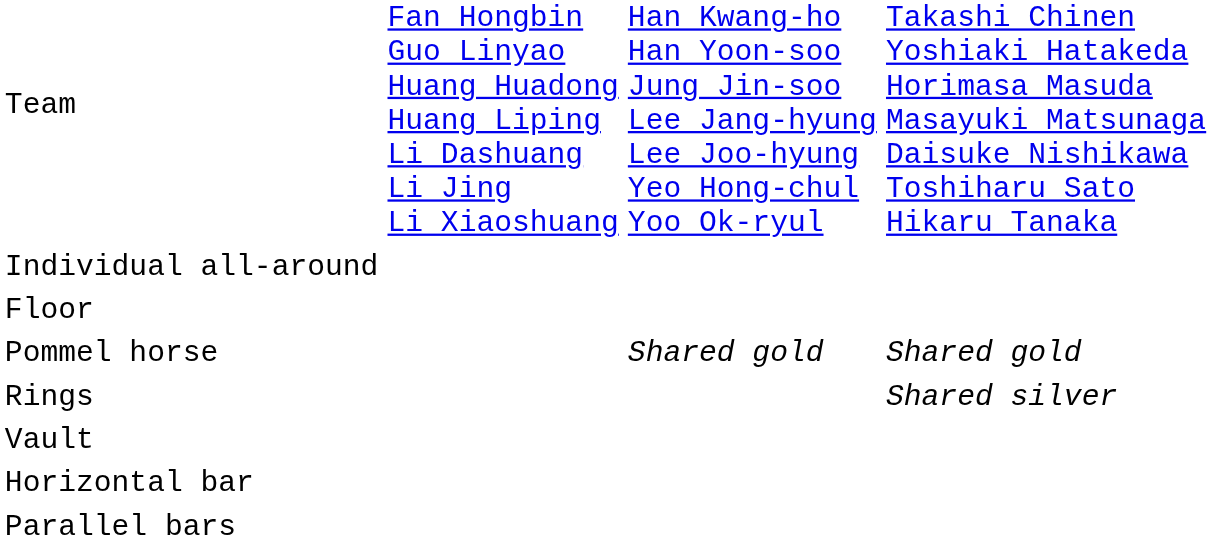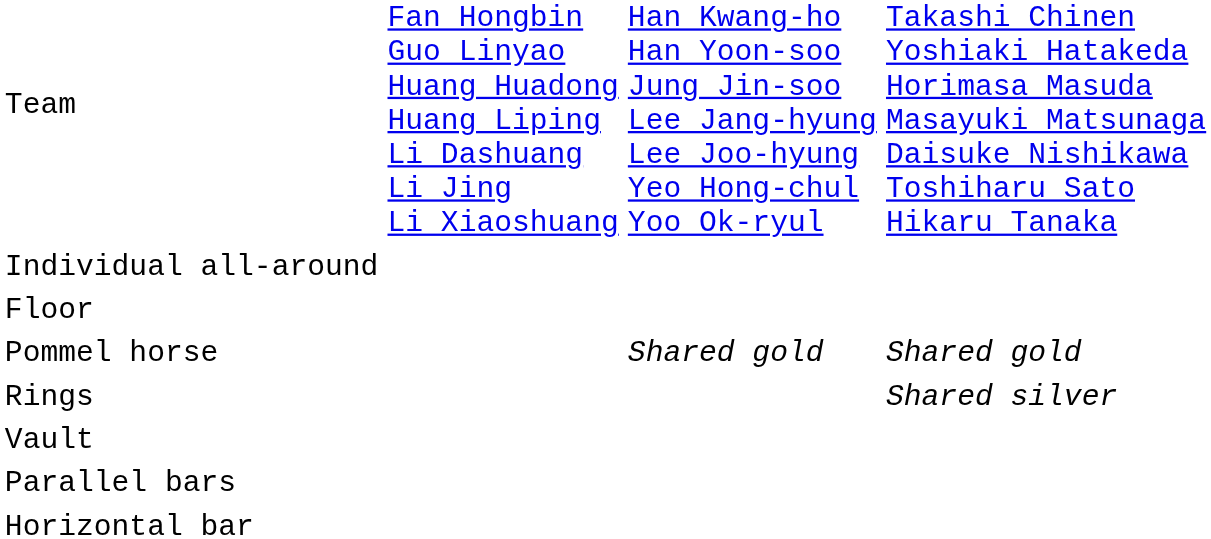rows swapped: (120, 527) <-> (129, 483)
